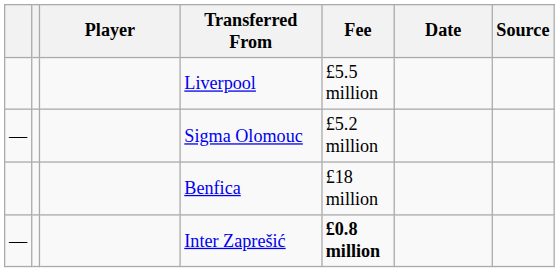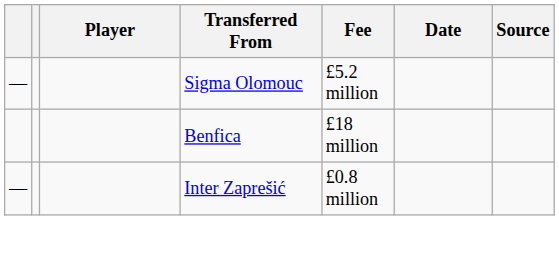- row: (220, 83)
(353, 240) bold -> (352, 187) normal
